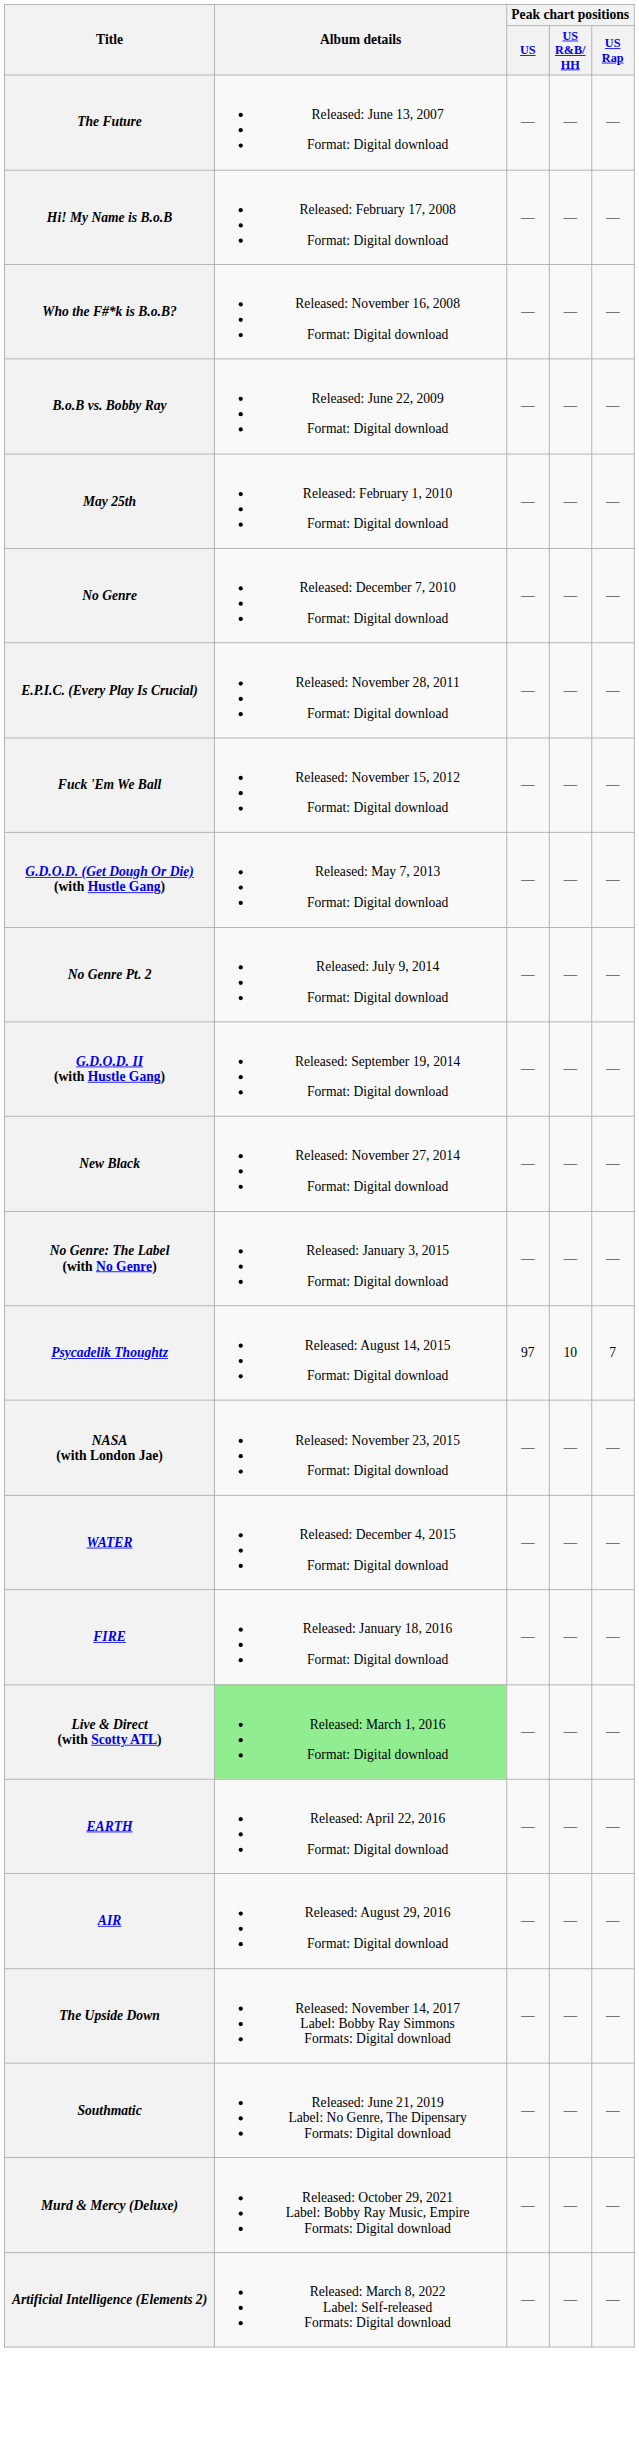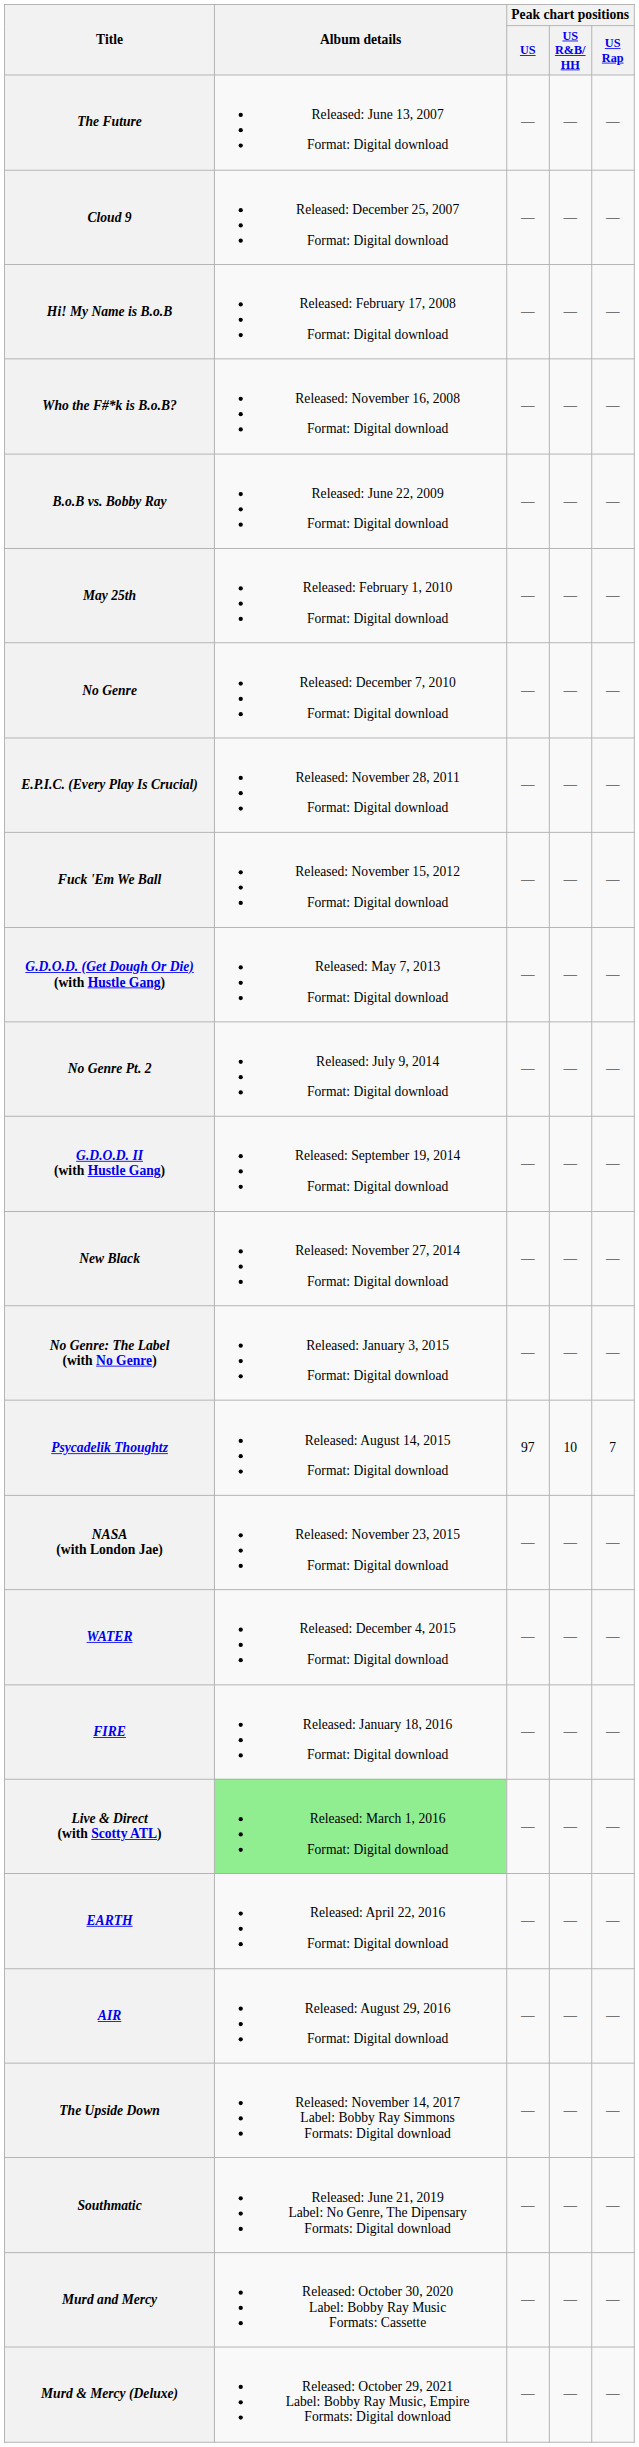+ row: (110, 217)
+ row: (110, 2299)
- row: (110, 2299)
